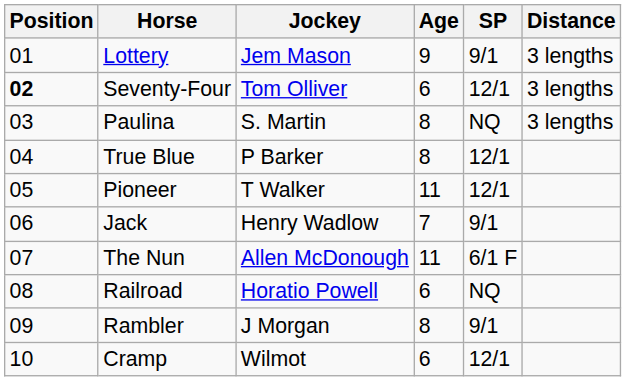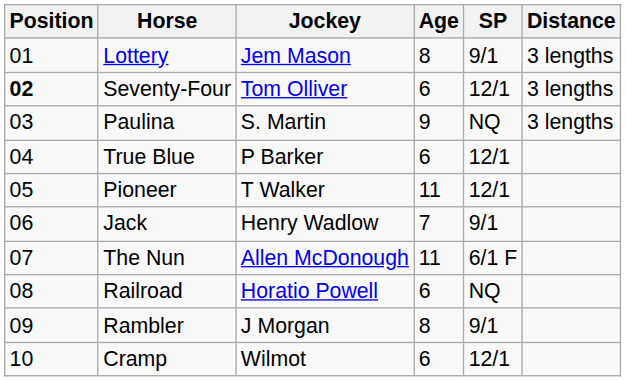(425, 55) 9 -> (425, 55) 8
(425, 122) 8 -> (425, 122) 9
(425, 156) 8 -> (425, 156) 6
